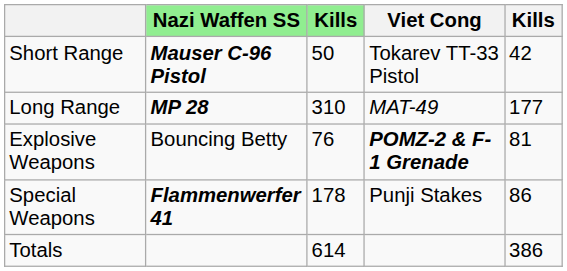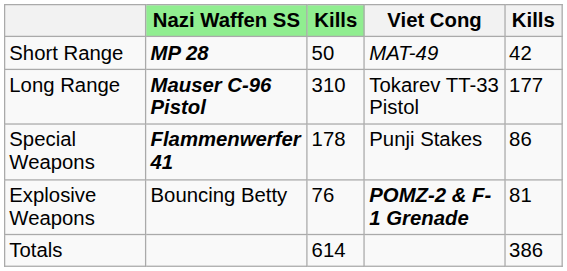(211, 64) Mauser C-96 Pistol -> (180, 52) MP 28
(434, 64) Tokarev TT-33 Pistol -> (404, 52) MAT-49
(180, 107) MP 28 -> (211, 96) Mauser C-96 Pistol
(404, 107) MAT-49 -> (434, 96) Tokarev TT-33 Pistol
rows swapped: (53, 151) <-> (52, 206)
